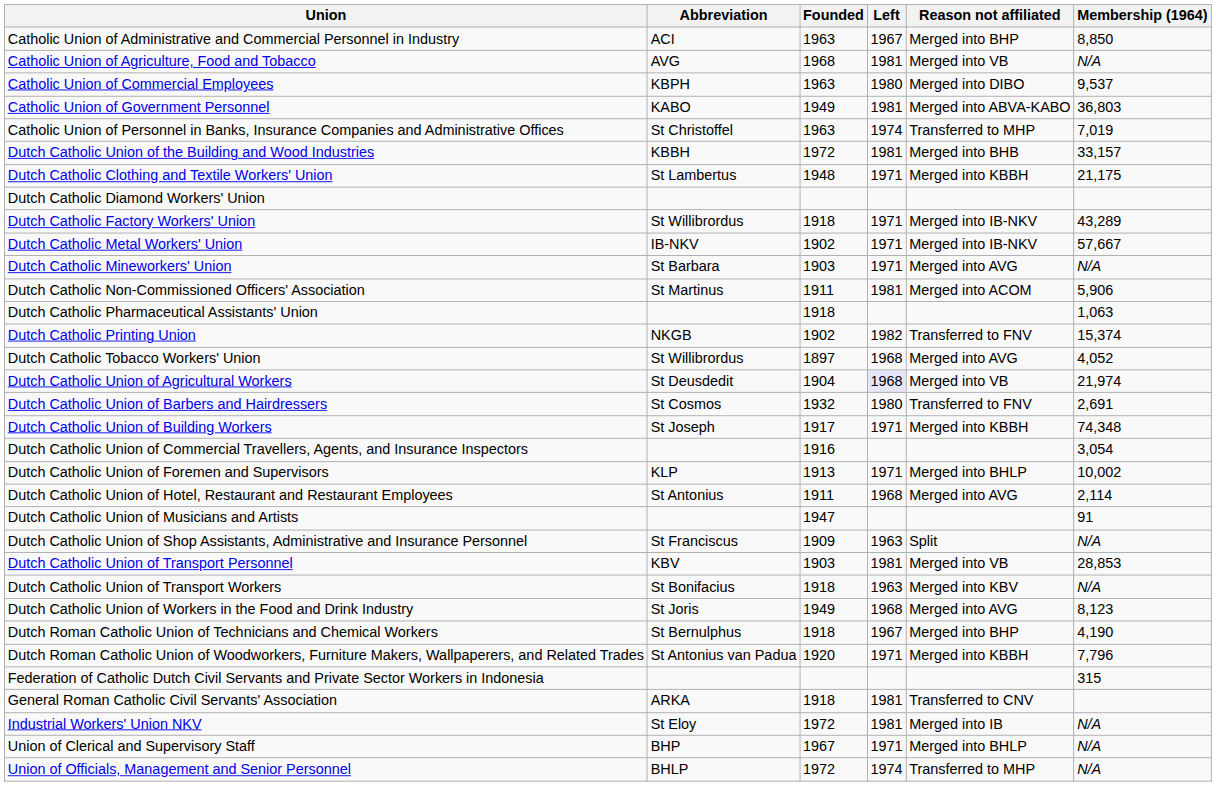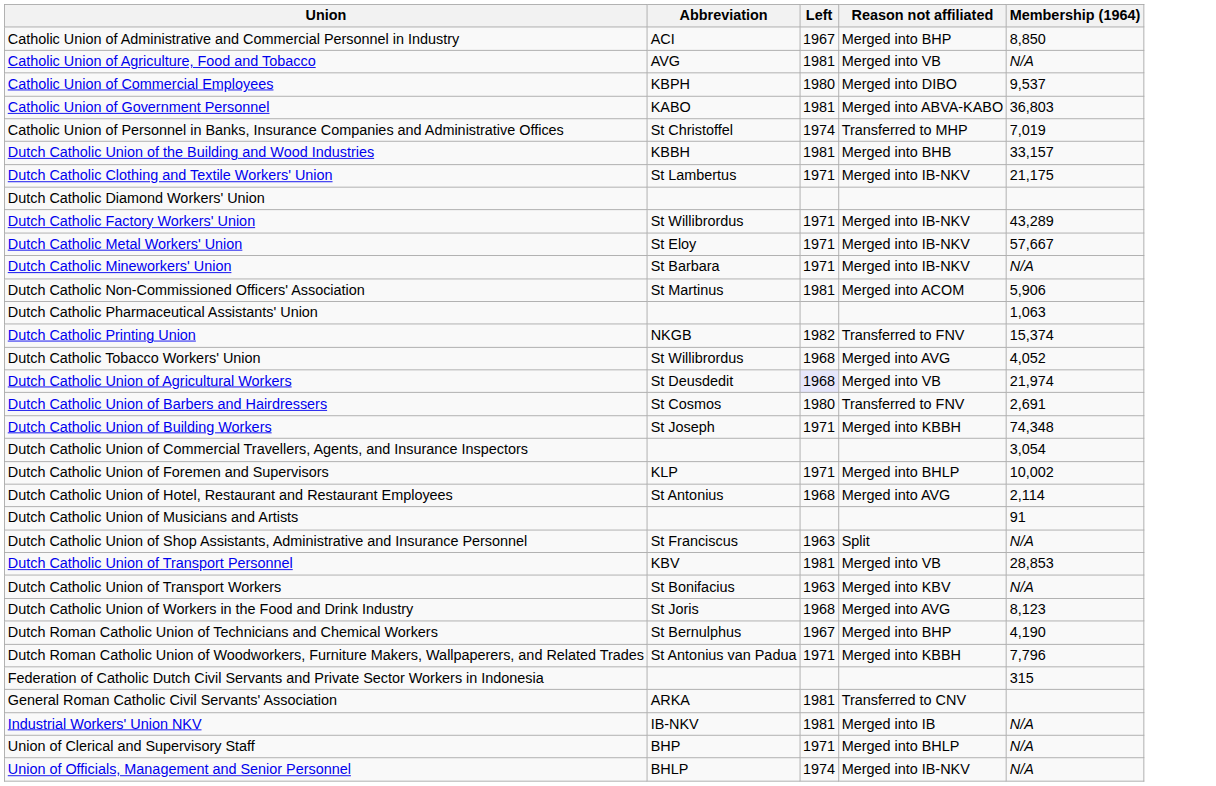- column: (833, 15)
(969, 175) Merged into KBBH -> (906, 175) Merged into IB-NKV
(675, 244) IB-NKV -> (674, 244) St Eloy
(963, 267) Merged into AVG -> (906, 267) Merged into IB-NKV
(674, 723) St Eloy -> (675, 723) IB-NKV
(972, 769) Transferred to MHP -> (906, 769) Merged into IB-NKV
